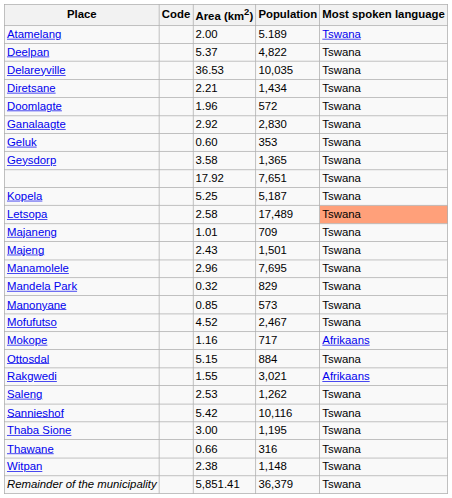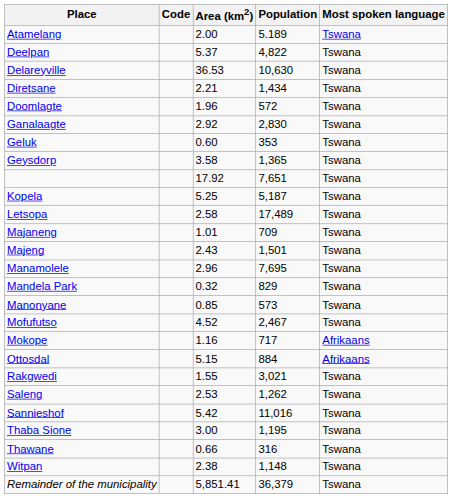(276, 70) 10,035 -> (276, 70) 10,630
(342, 214) lightsalmon background -> (342, 214) no background
(342, 358) Tswana -> (346, 358) Afrikaans
(346, 376) Afrikaans -> (342, 376) Tswana
(275, 412) 10,116 -> (275, 412) 11,016
